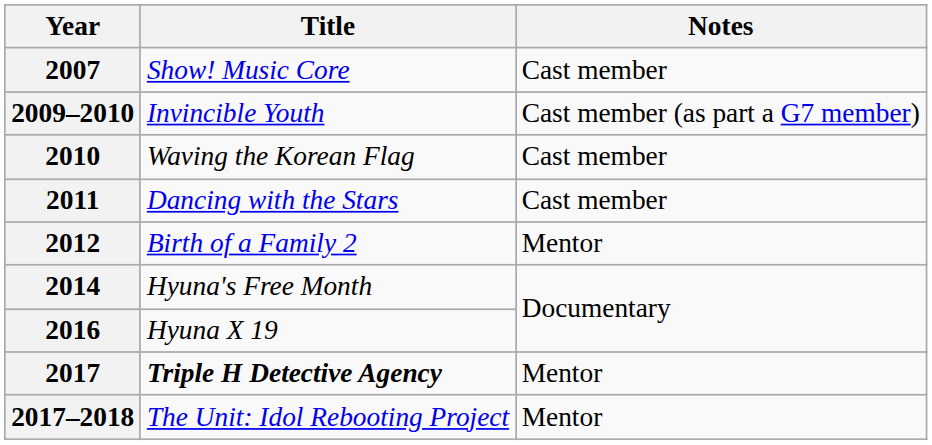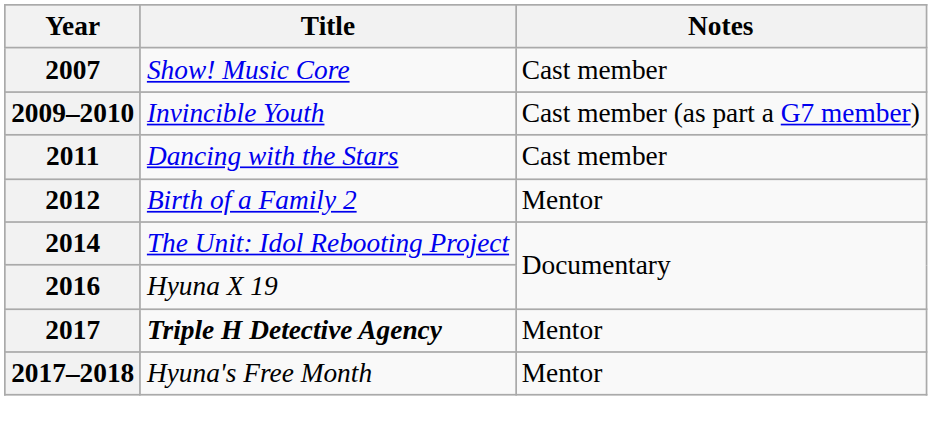- row: (73, 156)
(259, 286) Hyuna's Free Month -> (328, 243) The Unit: Idol Rebooting Project
(328, 416) The Unit: Idol Rebooting Project -> (259, 373) Hyuna's Free Month
